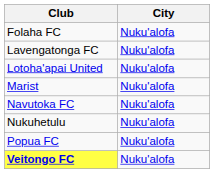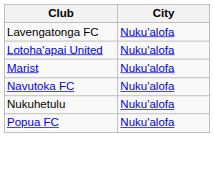- row: (34, 31)
- row: (41, 159)
